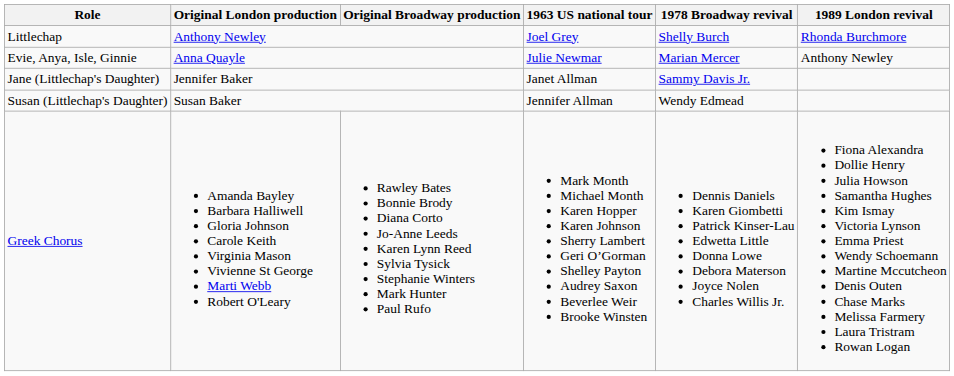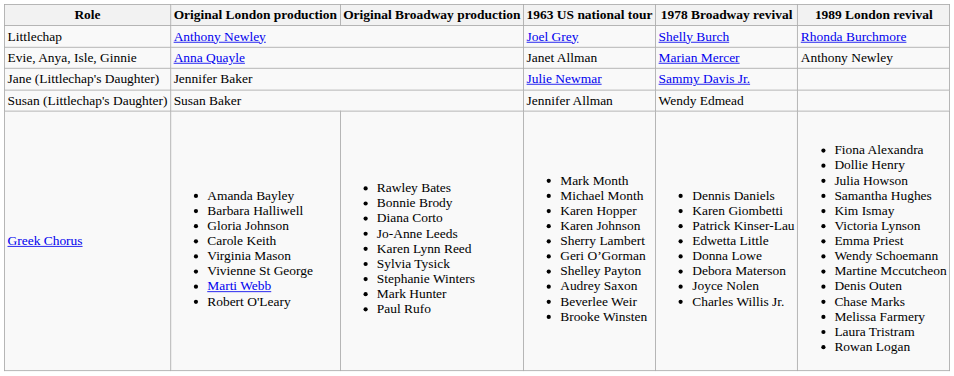(564, 57) Julie Newmar -> (562, 57) Janet Allman
(562, 79) Janet Allman -> (564, 79) Julie Newmar
